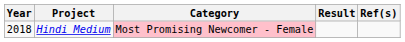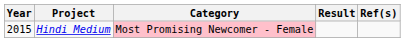(19, 30) 2018 -> (19, 30) 2015
